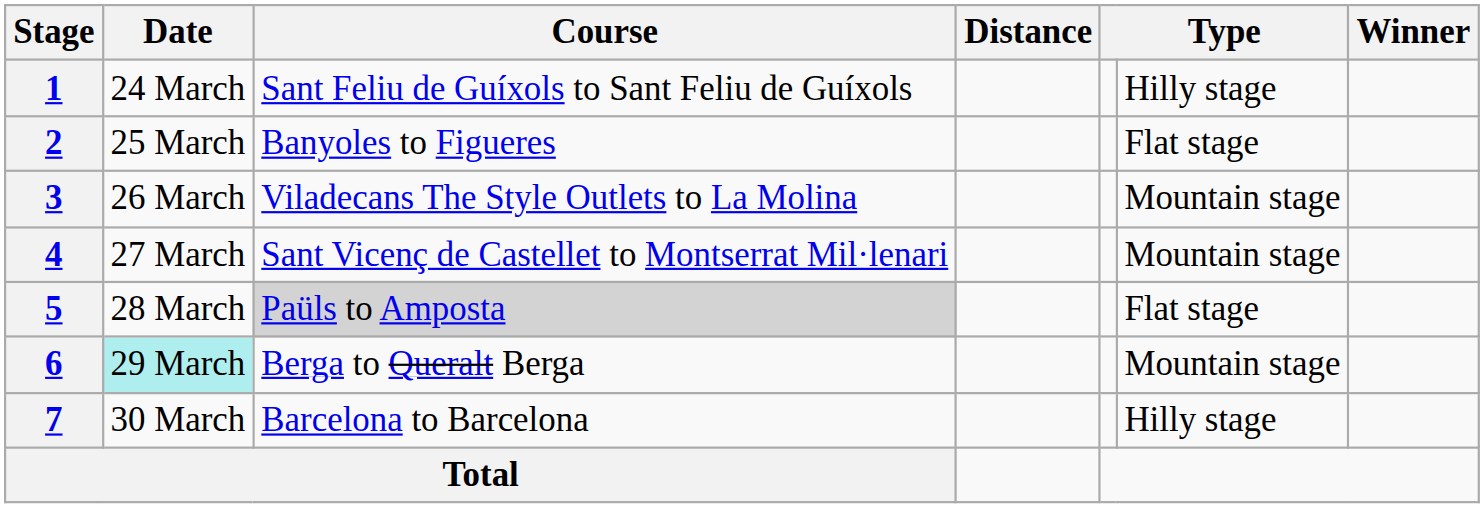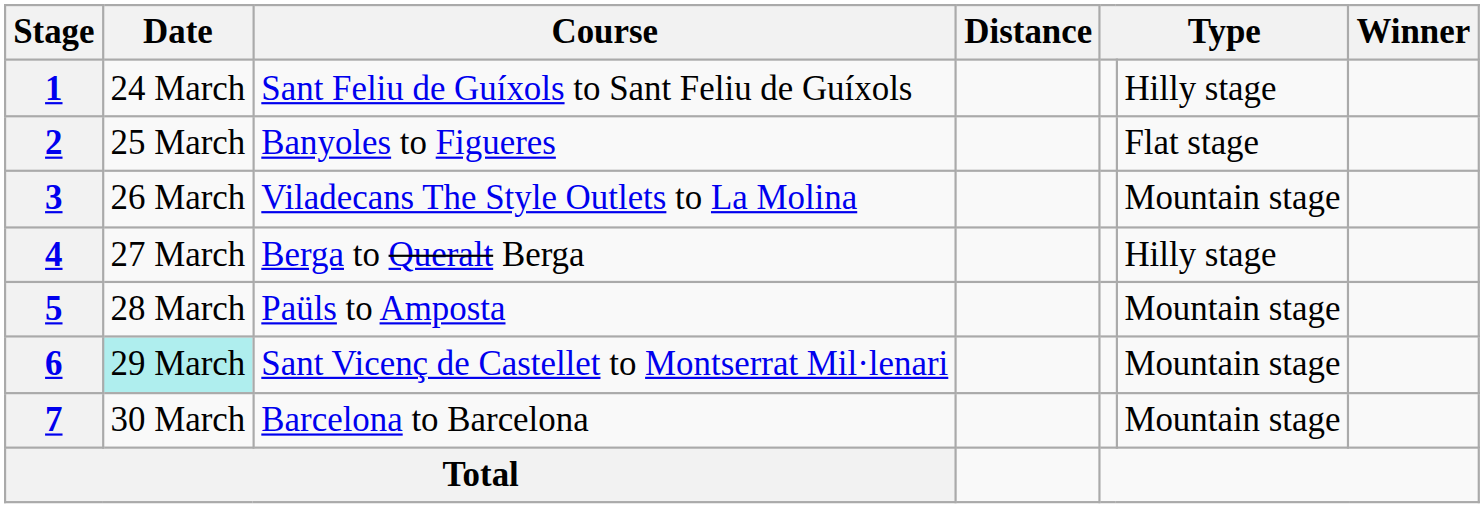(605, 253) Sant Vicenç de Castellet to Montserrat Mil·lenari -> (423, 253) Berga to Queralt Berga
(1232, 253) Mountain stage -> (1200, 253) Hilly stage
(383, 308) lightgrey background -> (383, 308) no background
(1192, 308) Flat stage -> (1232, 308) Mountain stage
(423, 364) Berga to Queralt Berga -> (605, 364) Sant Vicenç de Castellet to Montserrat Mil·lenari
(1200, 419) Hilly stage -> (1232, 419) Mountain stage
